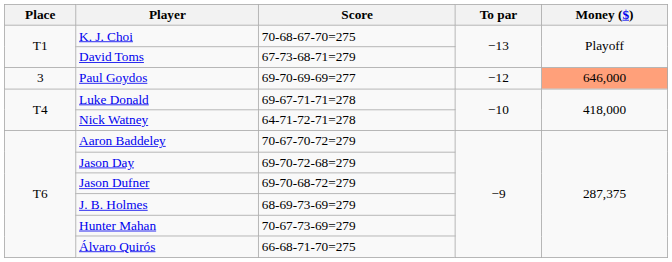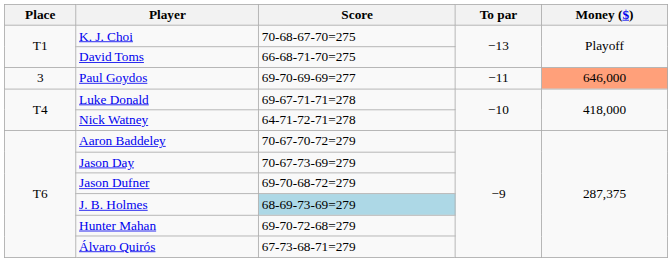(309, 57) 67-73-68-71=279 -> (309, 57) 66-68-71-70=275
(498, 78) −12 -> (498, 78) −11
(309, 162) 69-70-72-68=279 -> (309, 162) 70-67-73-69=279
(309, 204) no background -> (309, 204) lightblue background
(309, 225) 70-67-73-69=279 -> (309, 225) 69-70-72-68=279
(309, 246) 66-68-71-70=275 -> (309, 246) 67-73-68-71=279
